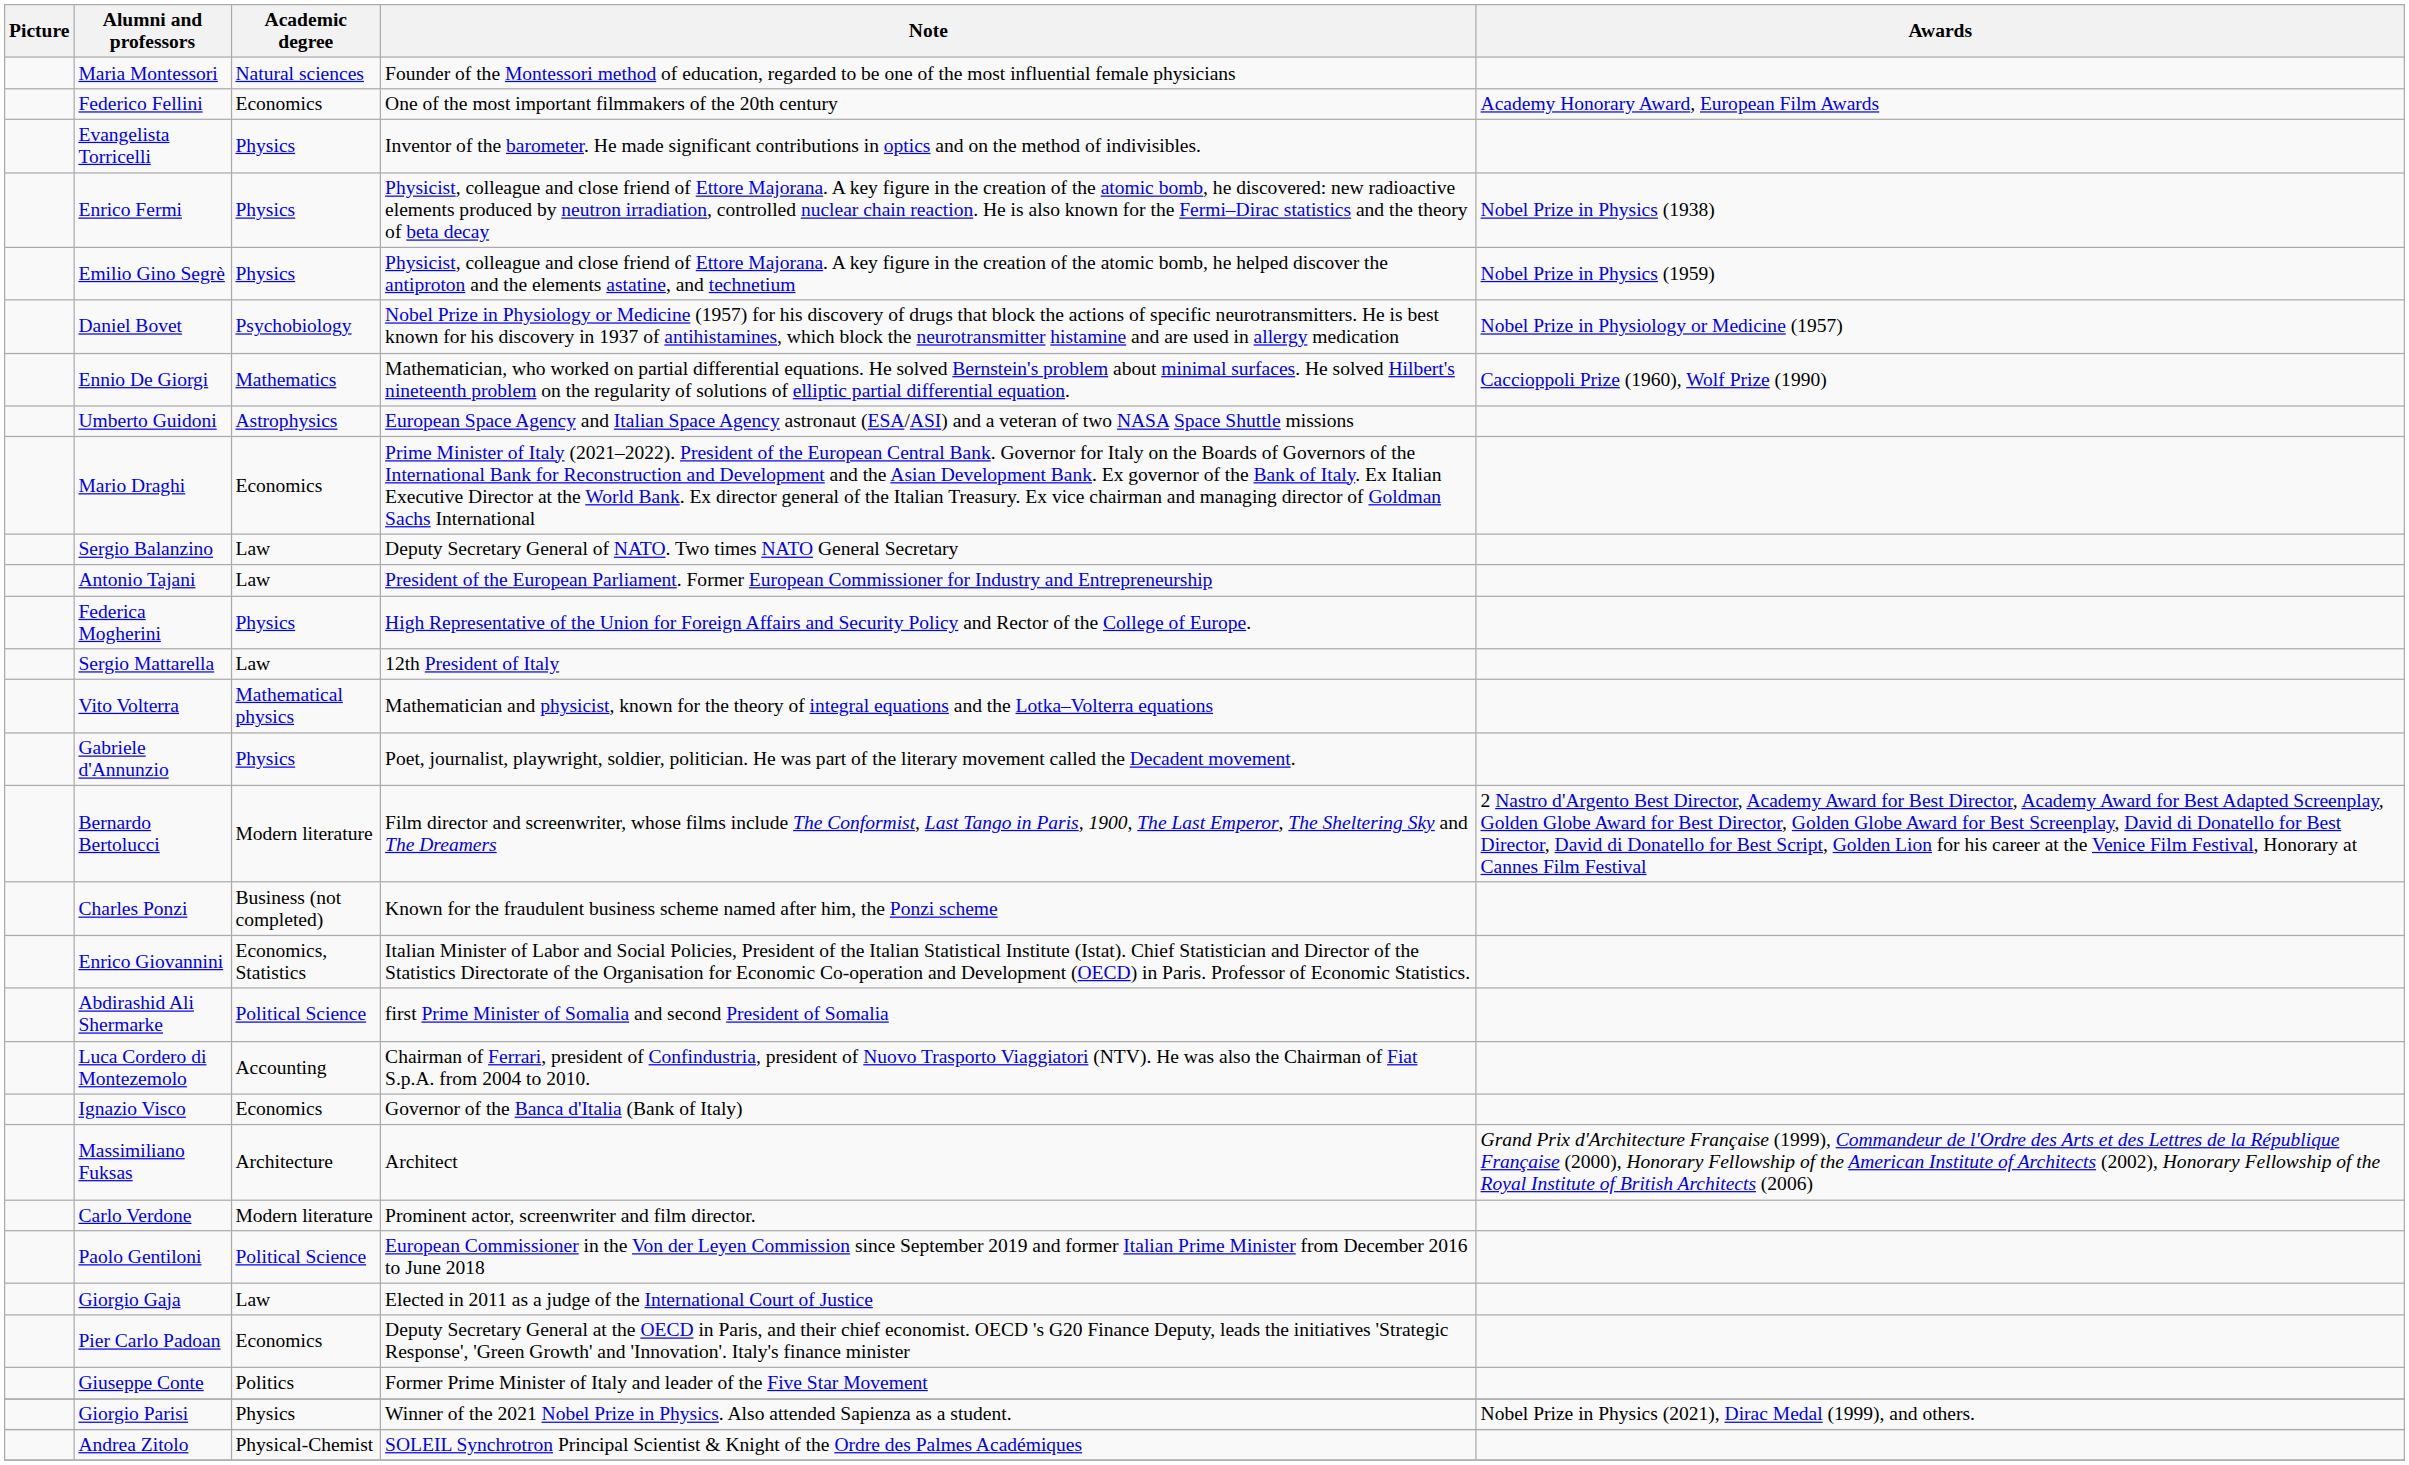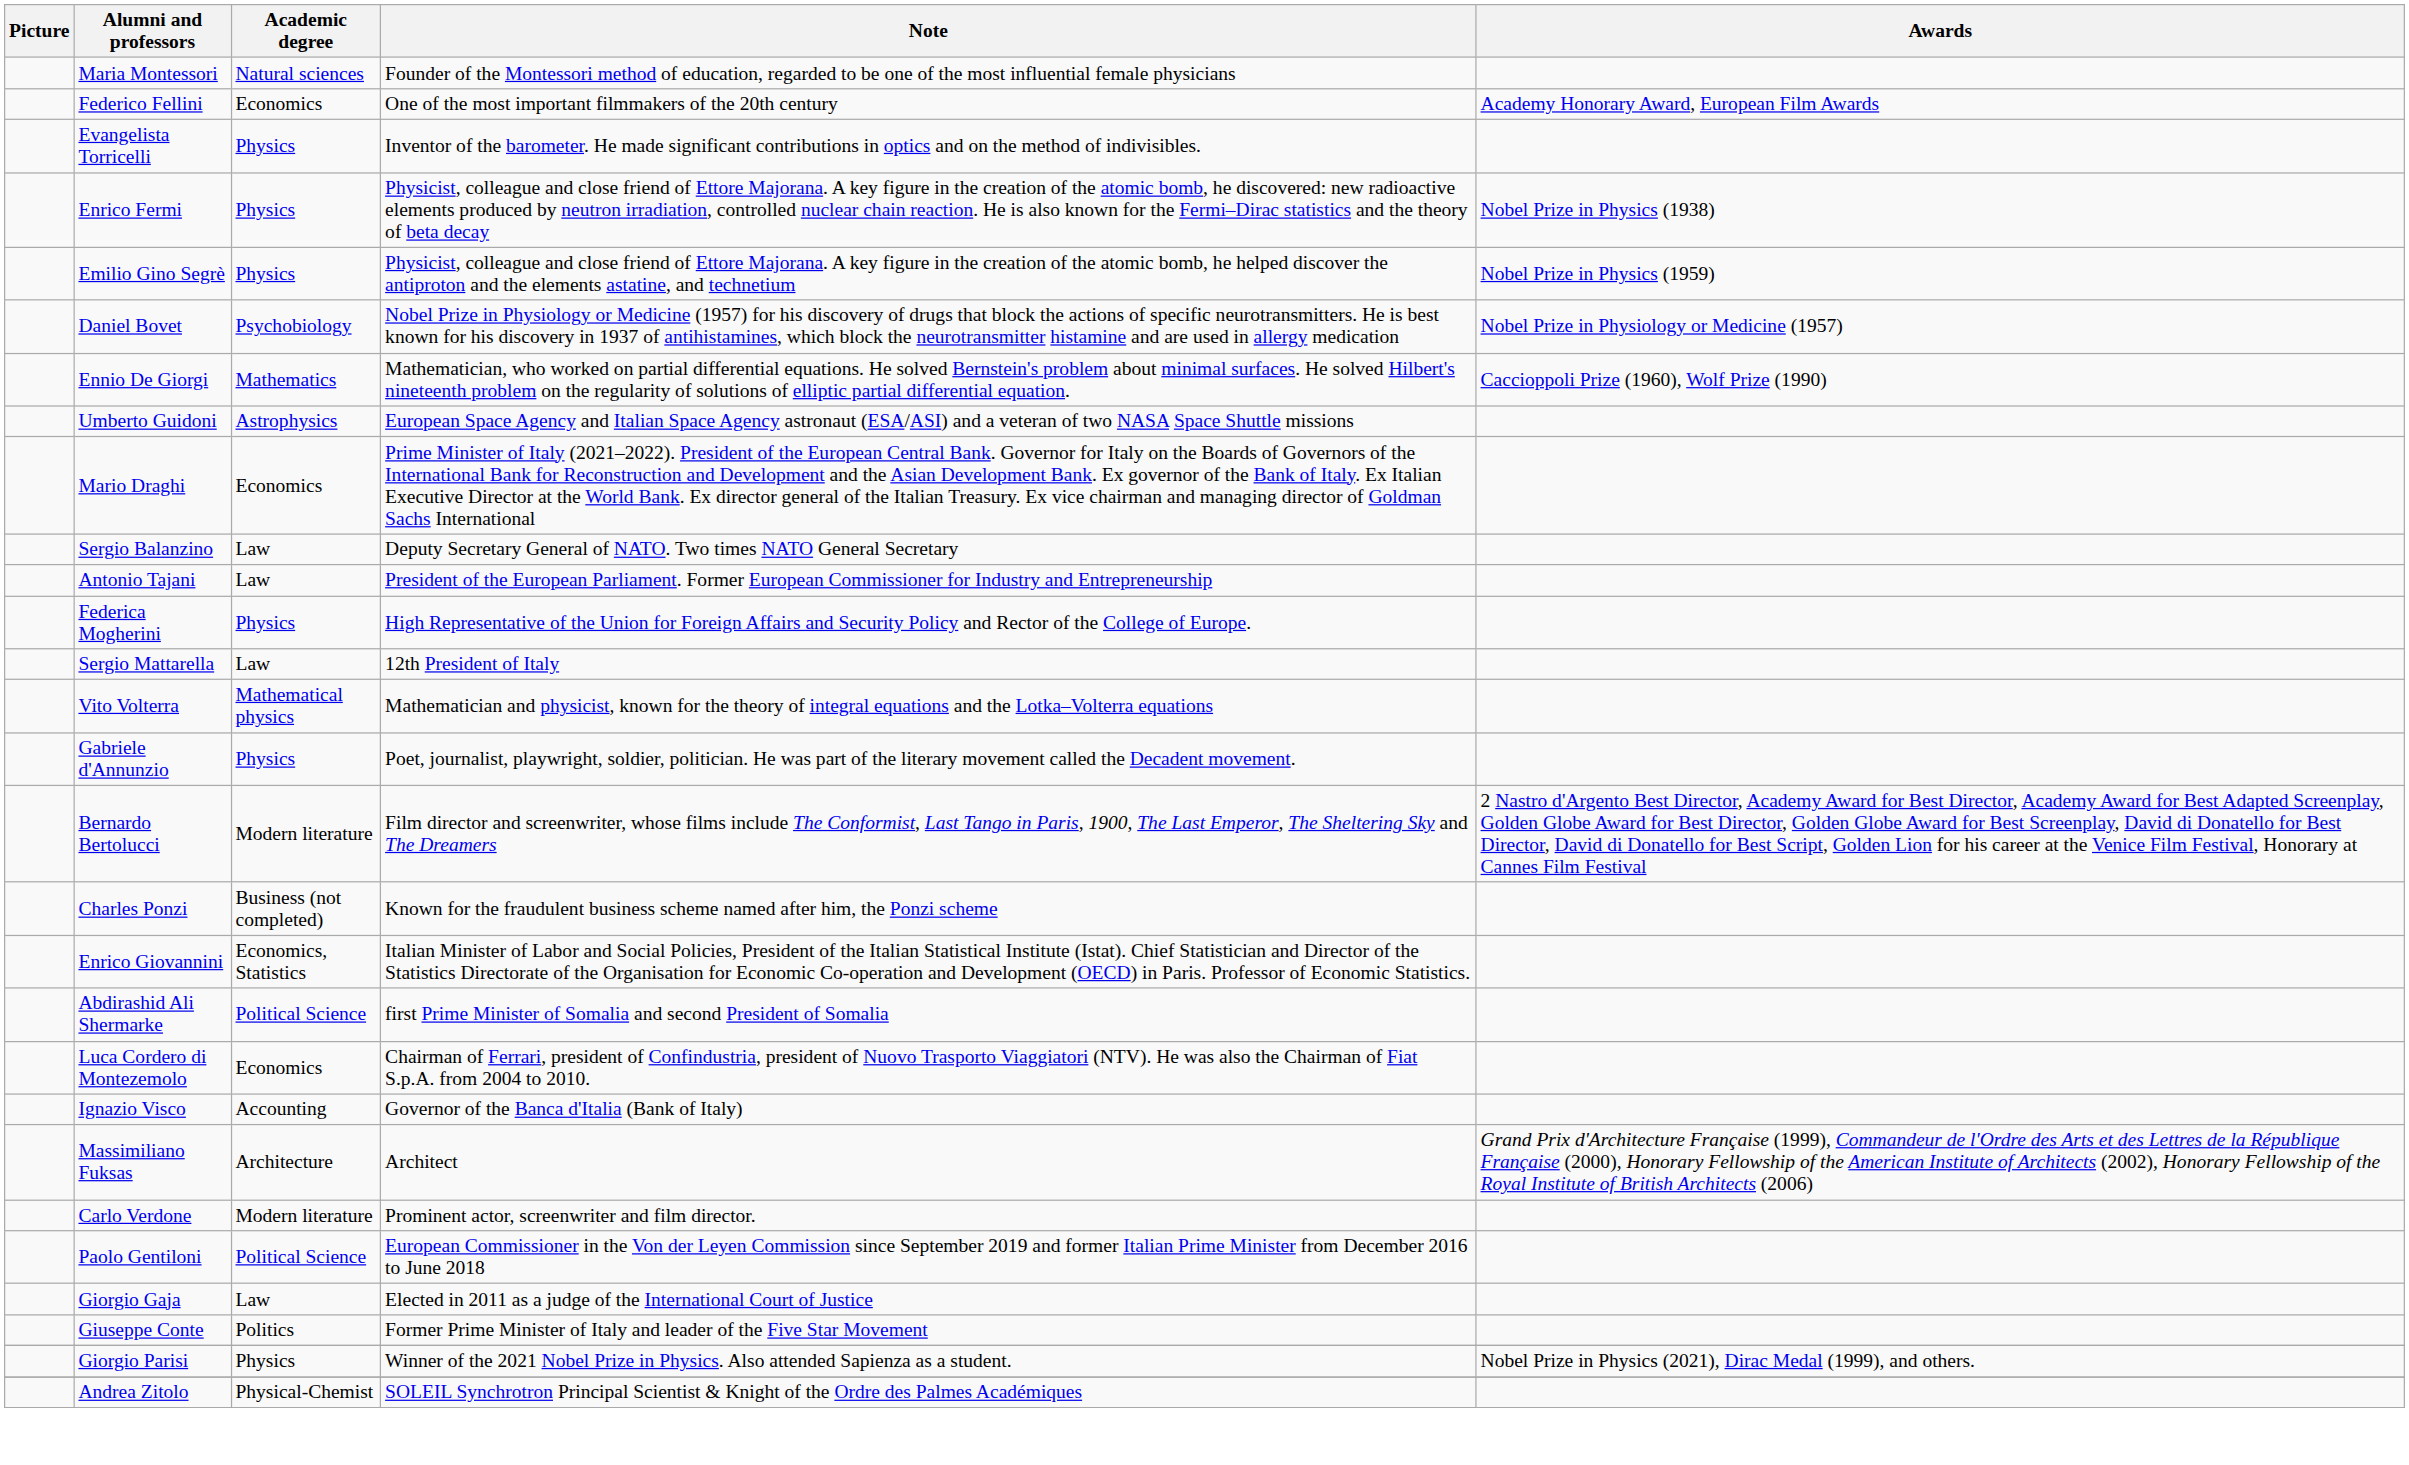(281, 1067) Accounting -> (279, 1067) Economics
(279, 1109) Economics -> (281, 1109) Accounting
- row: (149, 1340)
